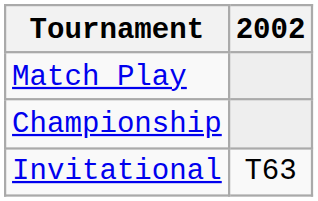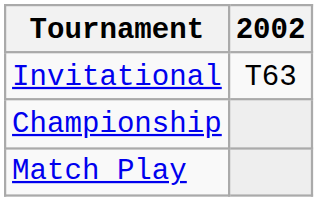rows swapped: (99, 76) <-> (117, 171)
